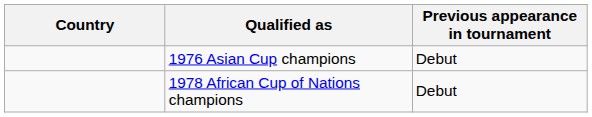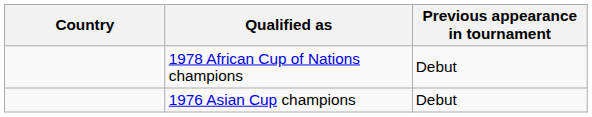rows swapped: (264, 91) <-> (262, 58)
